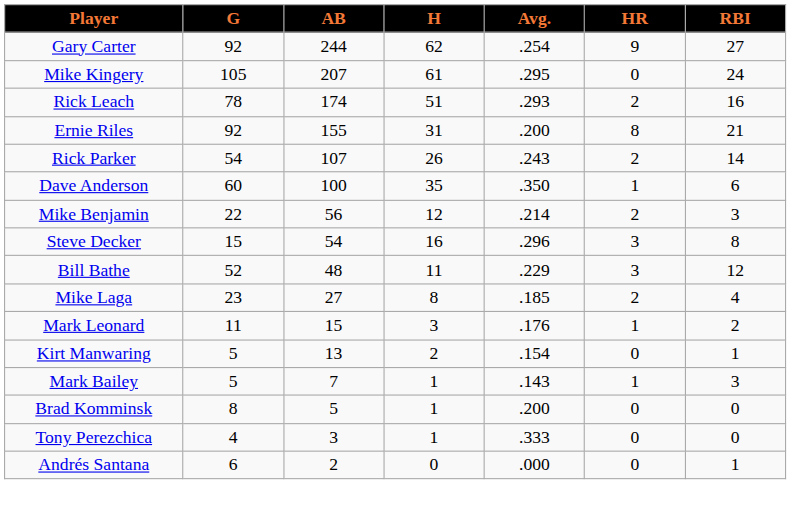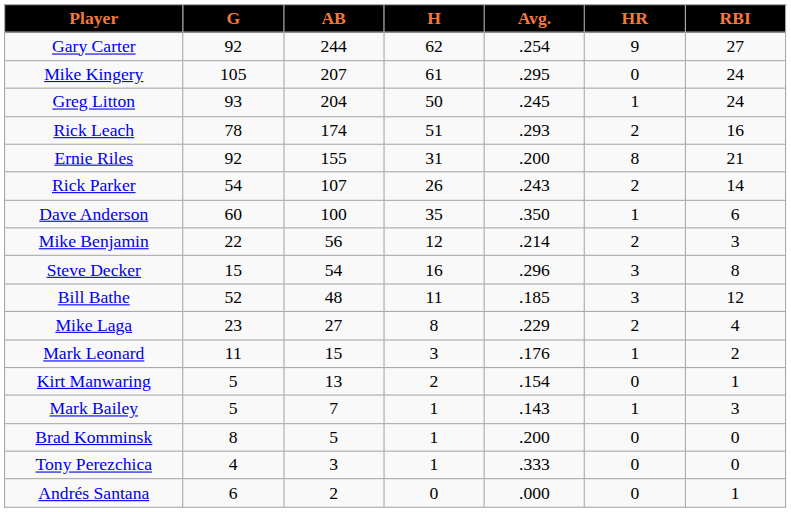+ row: (94, 102)
(534, 269) .229 -> (534, 297) .185
(534, 297) .185 -> (534, 325) .229
